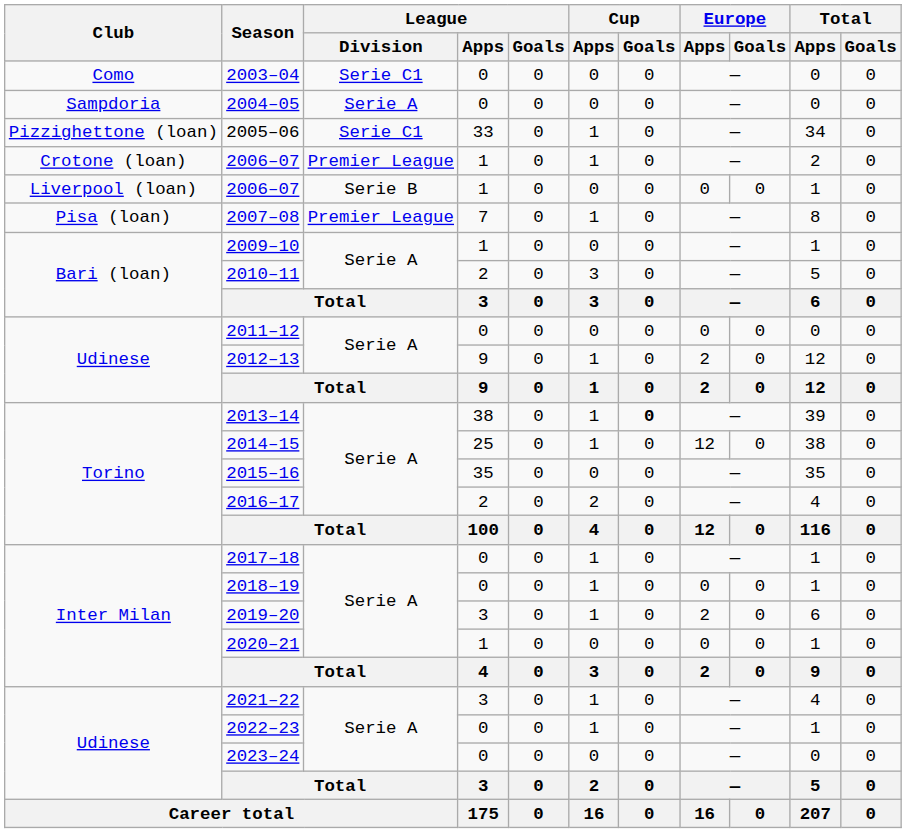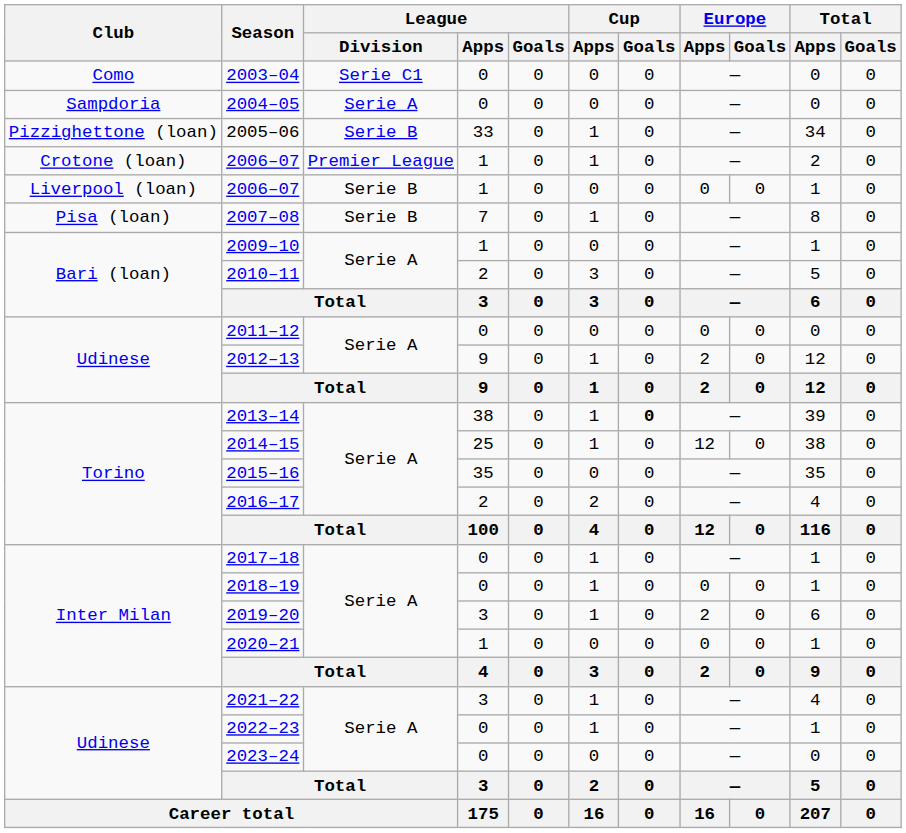(381, 132) Serie C1 -> (381, 132) Serie B
(381, 218) Premier League -> (381, 218) Serie B
